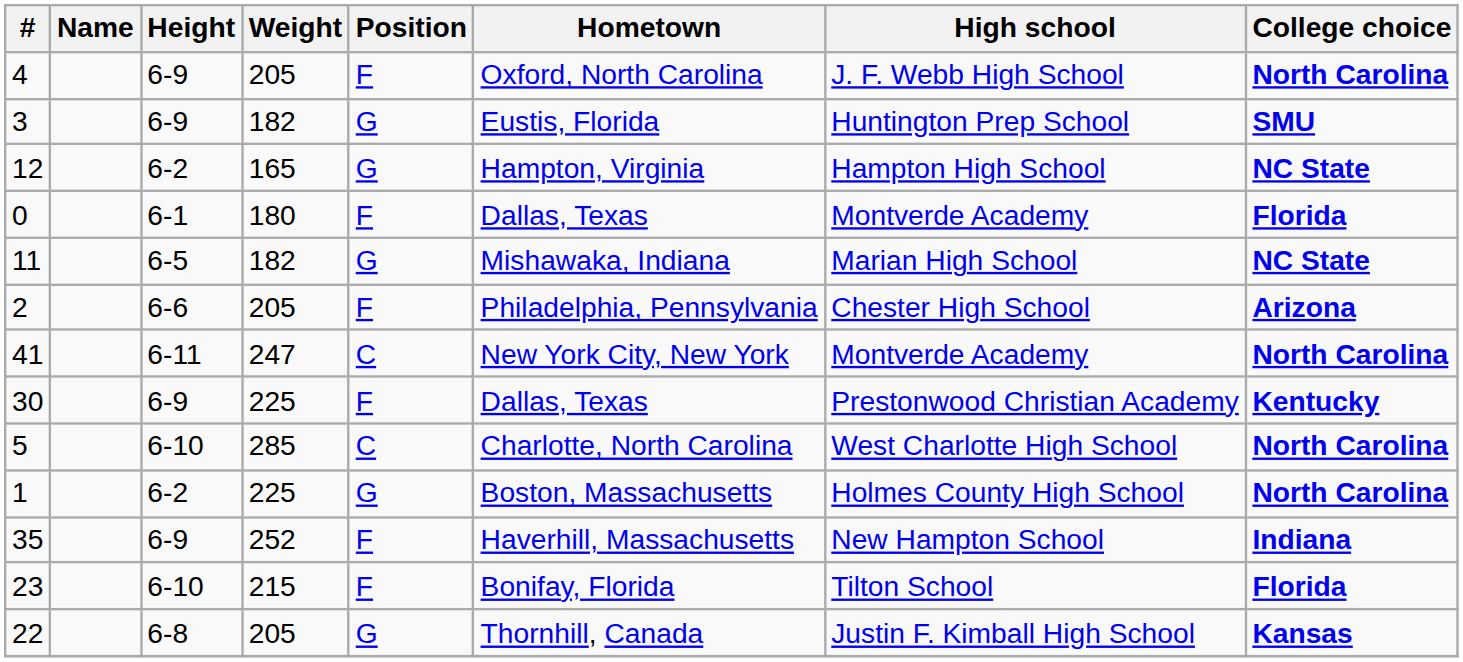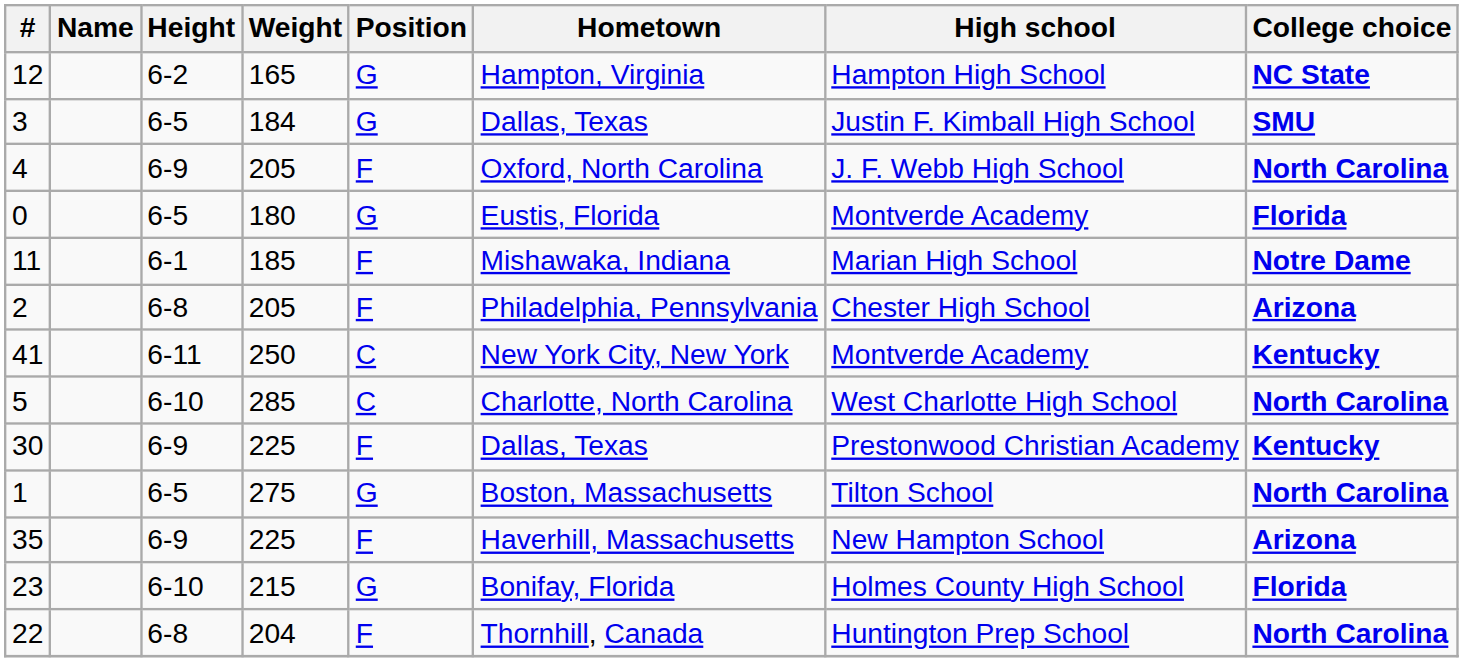rows swapped: (28, 168) <-> (20, 75)
(168, 121) 6-9 -> (168, 121) 6-5
(272, 121) 182 -> (272, 121) 184
(570, 121) Eustis, Florida -> (564, 121) Dallas, Texas
(980, 121) Huntington Prep School -> (1013, 121) Justin F. Kimball High School
(168, 214) 6-1 -> (168, 214) 6-5
(364, 214) F -> (367, 214) G
(564, 214) Dallas, Texas -> (570, 214) Eustis, Florida
(168, 261) 6-5 -> (168, 261) 6-1
(272, 261) 182 -> (272, 261) 185
(367, 261) G -> (364, 261) F
(1311, 261) NC State -> (1332, 261) Notre Dame
(168, 307) 6-6 -> (168, 307) 6-8
(272, 354) 247 -> (272, 354) 250
(1350, 354) North Carolina -> (1316, 354) Kentucky
rows swapped: (20, 447) <-> (28, 400)
(168, 493) 6-2 -> (168, 493) 6-5
(272, 493) 225 -> (272, 493) 275
(1008, 493) Holmes County High School -> (912, 493) Tilton School
(272, 540) 252 -> (272, 540) 225
(1302, 540) Indiana -> (1304, 540) Arizona
(364, 586) F -> (367, 586) G
(912, 586) Tilton School -> (1008, 586) Holmes County High School
(272, 633) 205 -> (272, 633) 204
(367, 633) G -> (364, 633) F
(1013, 633) Justin F. Kimball High School -> (980, 633) Huntington Prep School
(1303, 633) Kansas -> (1350, 633) North Carolina
